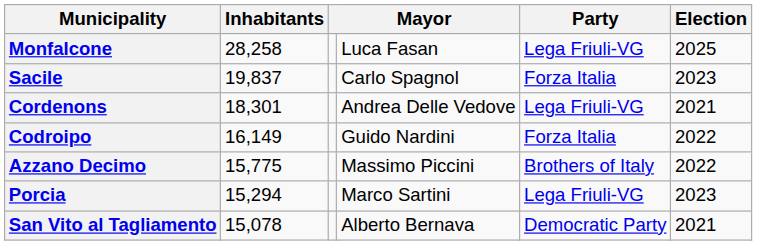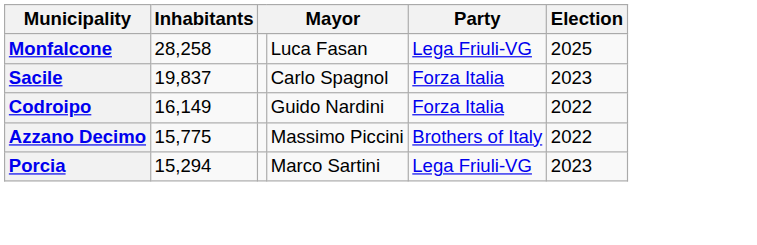- row: (58, 107)
- row: (113, 225)
